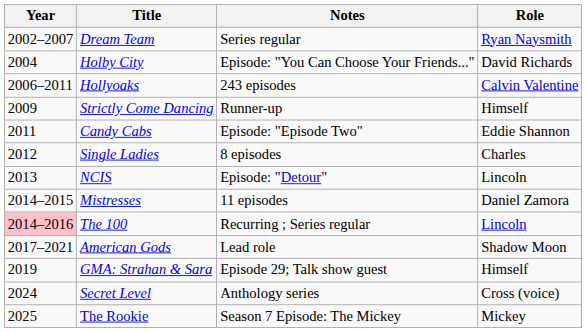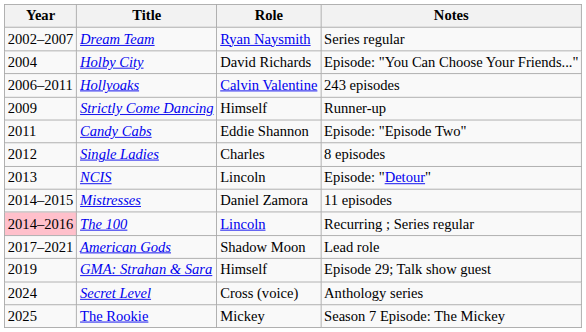columns swapped: (530, 16) <-> (347, 16)
